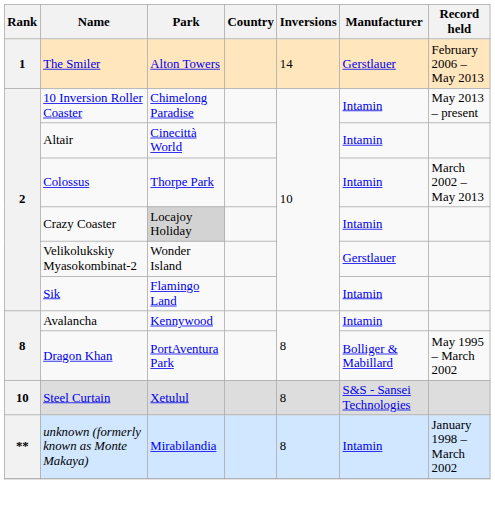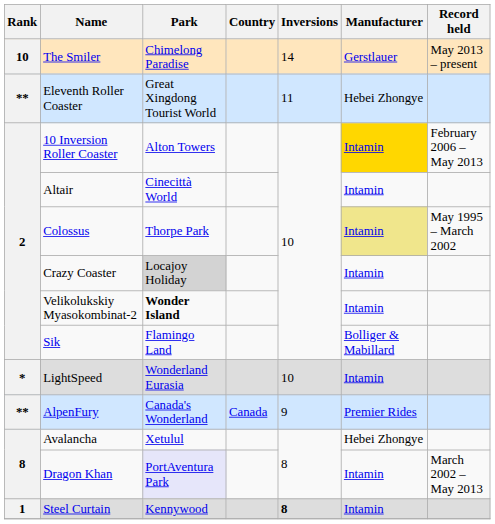(22, 63) 1 -> (22, 56) 10
(185, 63) Alton Towers -> (174, 56) Chimelong Paradise
(458, 63) February 2006 – May 2013 -> (457, 56) May 2013 – present
+ row: (83, 98)
(179, 105) Chimelong Paradise -> (180, 147) Alton Towers
(362, 105) no background -> (364, 147) gold background
(458, 105) May 2013 – present -> (457, 147) February 2006 – May 2013
(362, 182) no background -> (364, 231) khaki background
(458, 182) March 2002 – May 2013 -> (457, 231) May 1995 – March 2002
(170, 258) normal -> (167, 307) bold
(369, 258) Gerstlauer -> (364, 307) Intamin
(362, 293) Intamin -> (371, 342) Bolliger & Mabillard
+ row: (73, 377)
+ row: (71, 412)
(182, 321) Kennywood -> (165, 439) Xetulul
(362, 321) Intamin -> (384, 439) Hebei Zhongye
(184, 355) no background -> (179, 474) lavender background
(370, 355) Bolliger & Mabillard -> (364, 474) Intamin
(458, 355) May 1995 – March 2002 -> (457, 474) March 2002 – May 2013
(22, 397) 10 -> (22, 508) 1
(170, 397) Xetulul -> (177, 508) Kennywood
(283, 397) normal -> (284, 508) bold
(377, 397) S&S - Sansei Technologies -> (364, 508) Intamin
- row: (92, 446)
